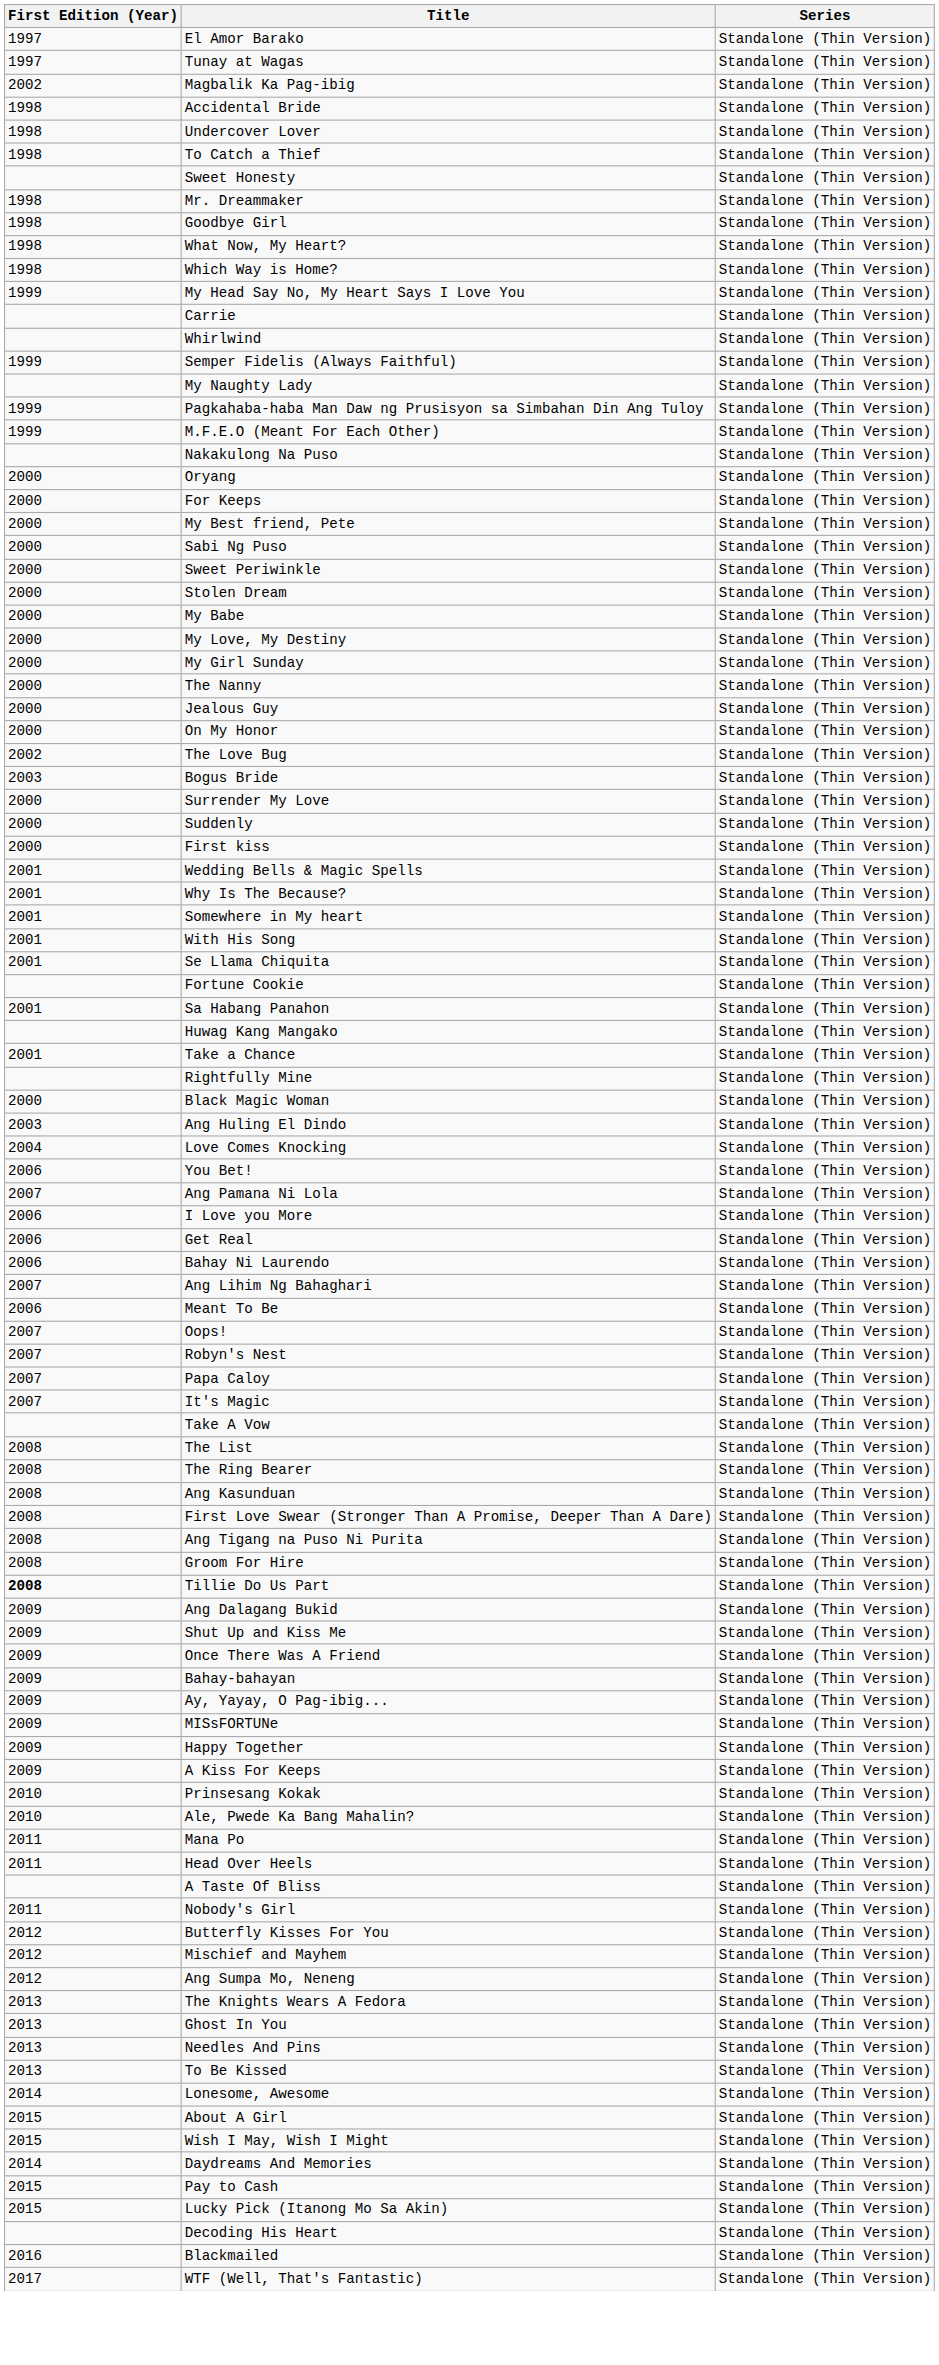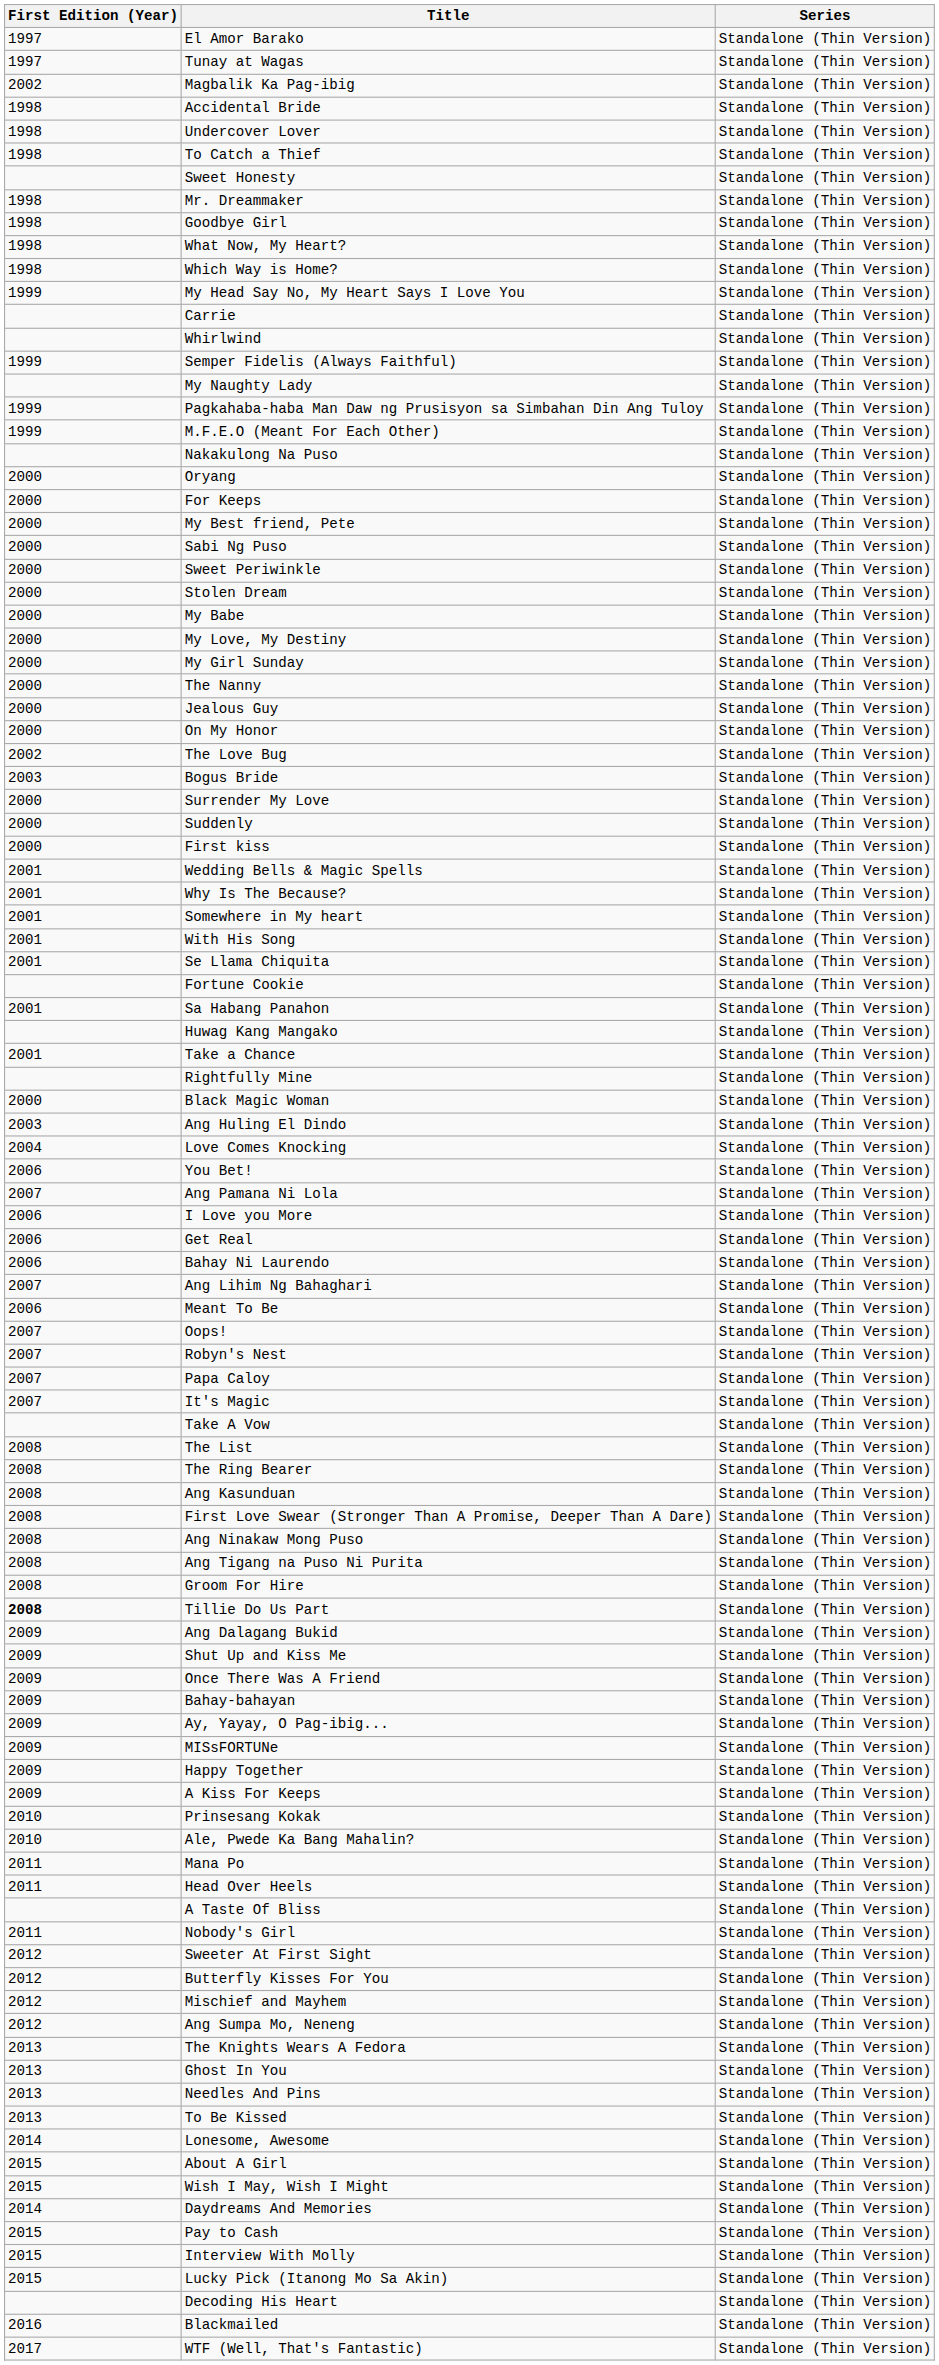+ row: (274, 1540)
+ row: (278, 1956)
+ row: (270, 2256)
